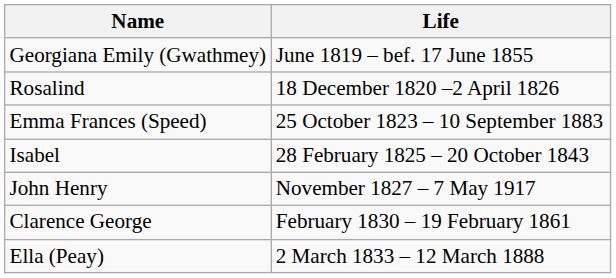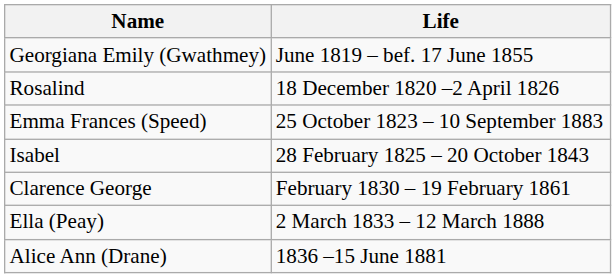- row: (59, 188)
+ row: (88, 255)
